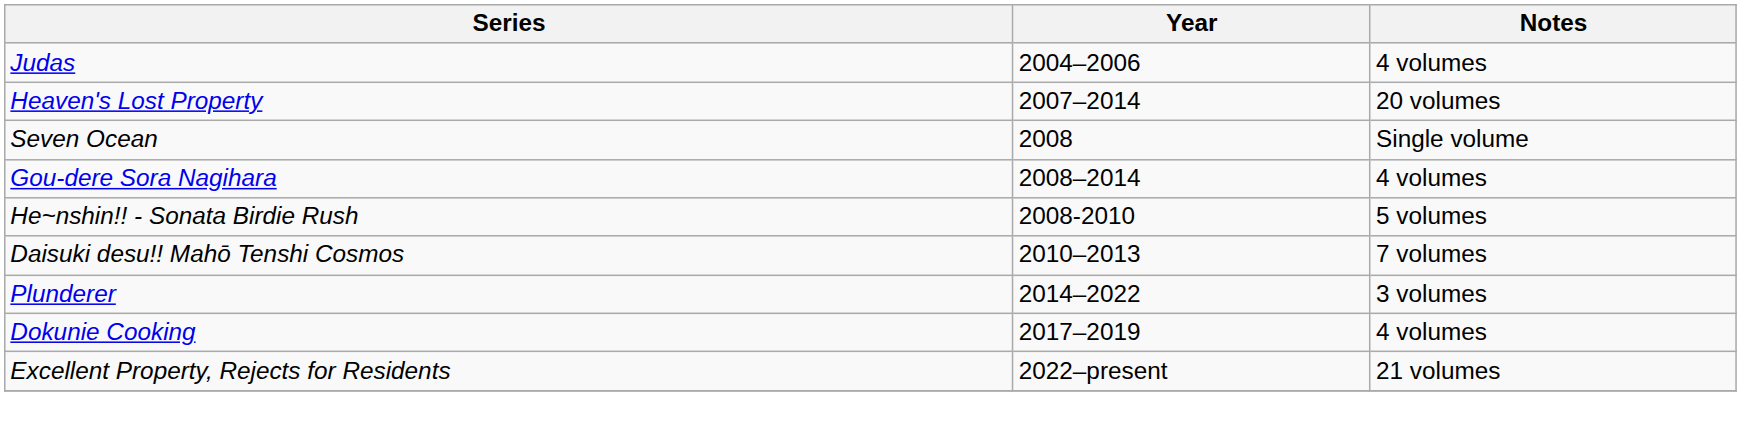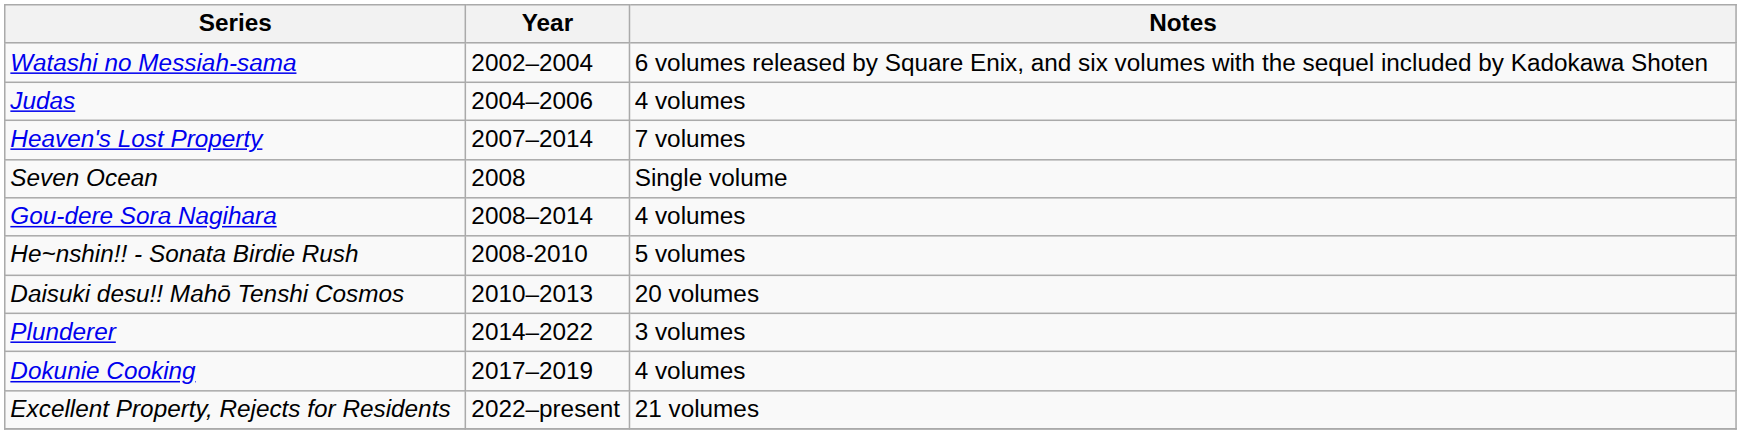+ row: (153, 62)
(1438, 100) 20 volumes -> (690, 139) 7 volumes
(1431, 255) 7 volumes -> (697, 293) 20 volumes
